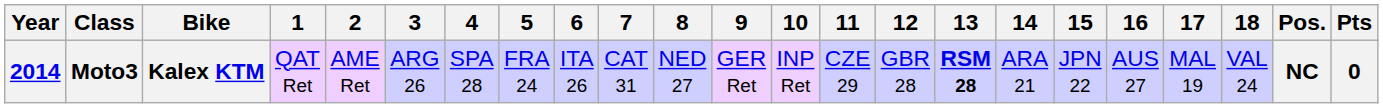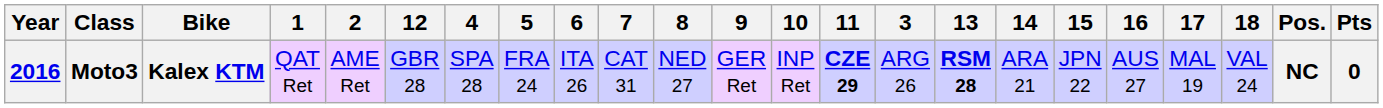columns swapped: (415, 22) <-> (905, 22)
(35, 71) 2014 -> (35, 71) 2016
(848, 71) normal -> (848, 71) bold
